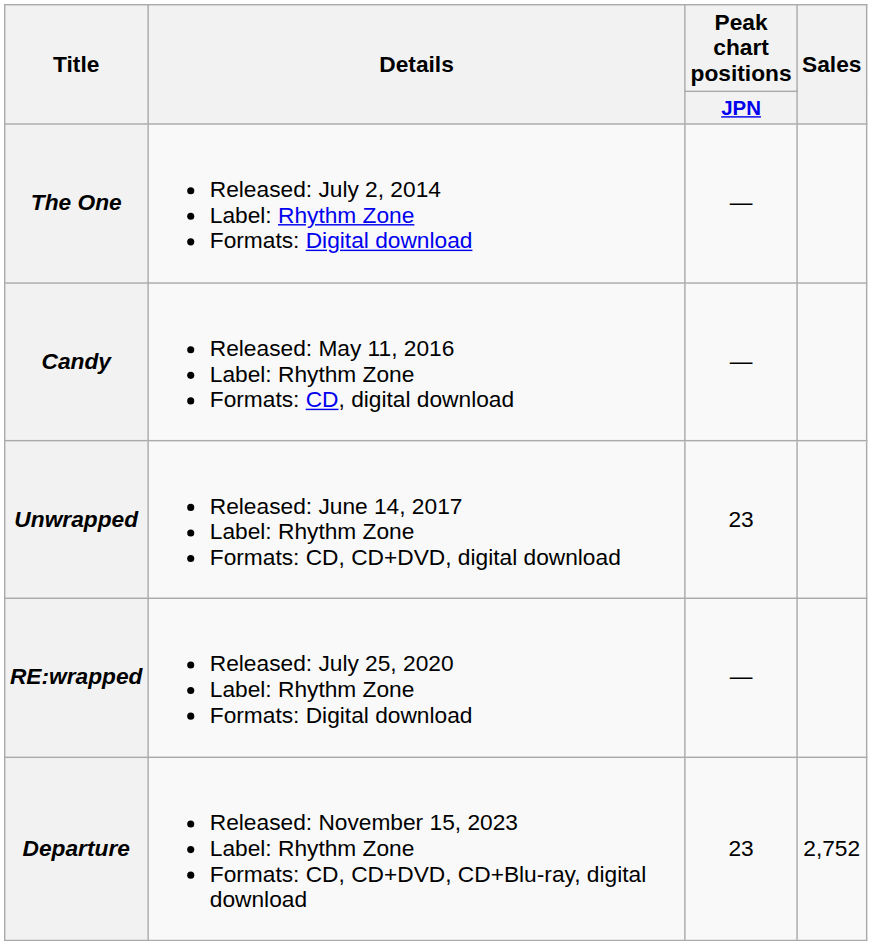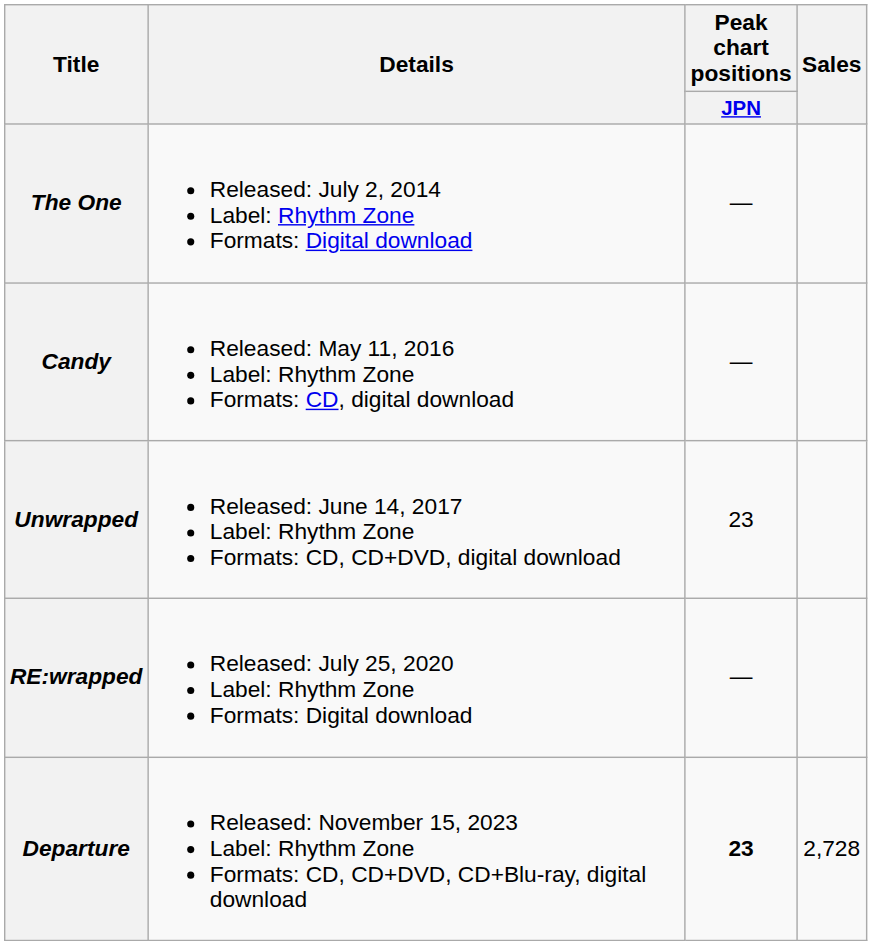(741, 848) normal -> (741, 848) bold
(832, 848) 2,752 -> (832, 848) 2,728
